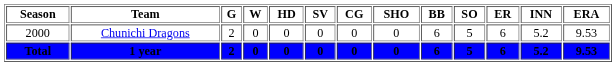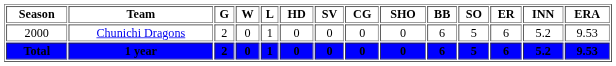+ column: (270, 14)
